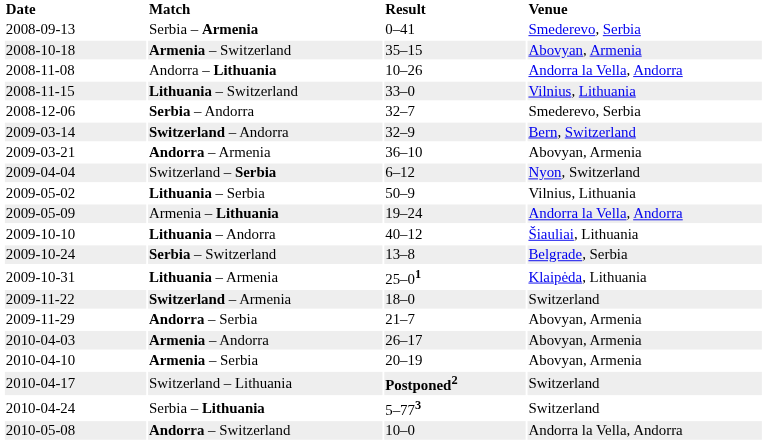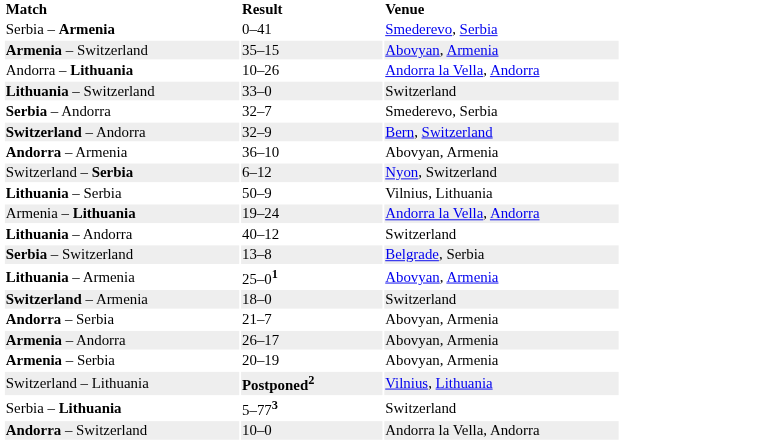- column: (21, 9)
(582, 91) Vilnius, Lithuania -> (421, 91) Switzerland
(583, 234) Šiauliai, Lithuania -> (421, 234) Switzerland
(588, 277) Klaipėda, Lithuania -> (442, 277) Abovyan, Armenia
(564, 383) Switzerland -> (439, 383) Vilnius, Lithuania
